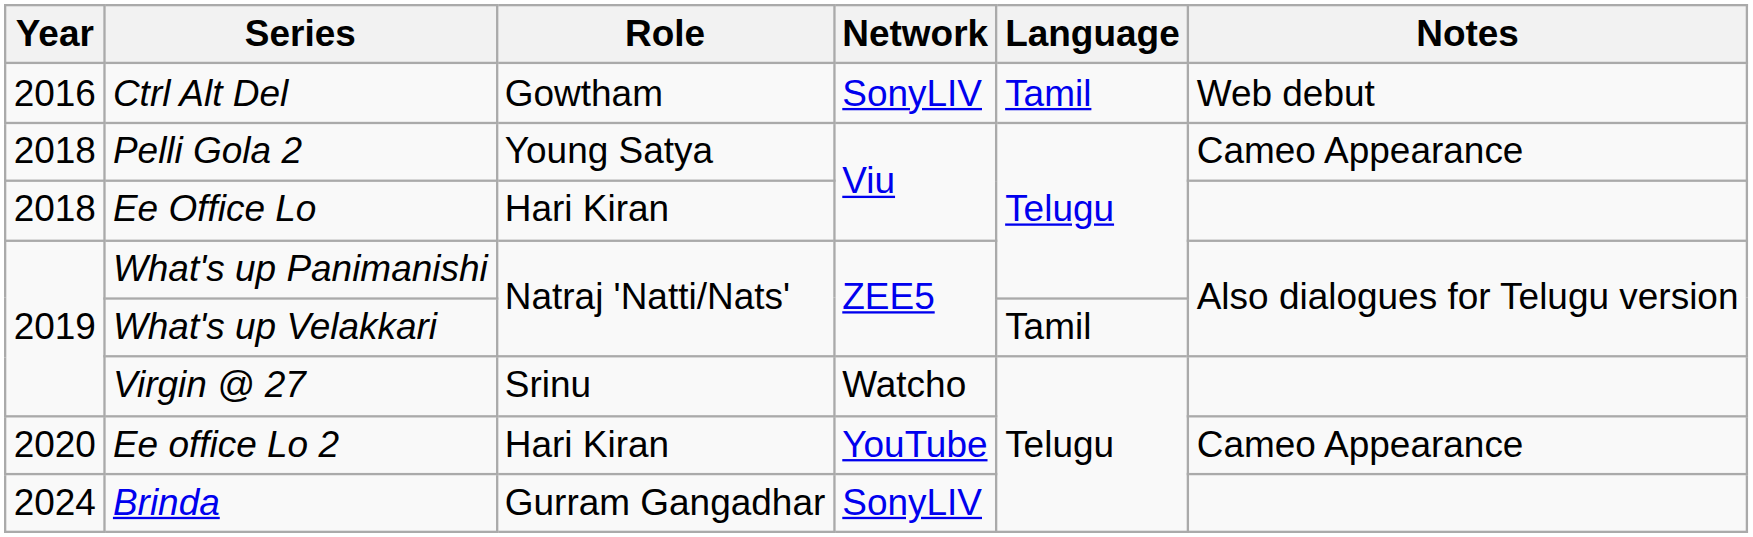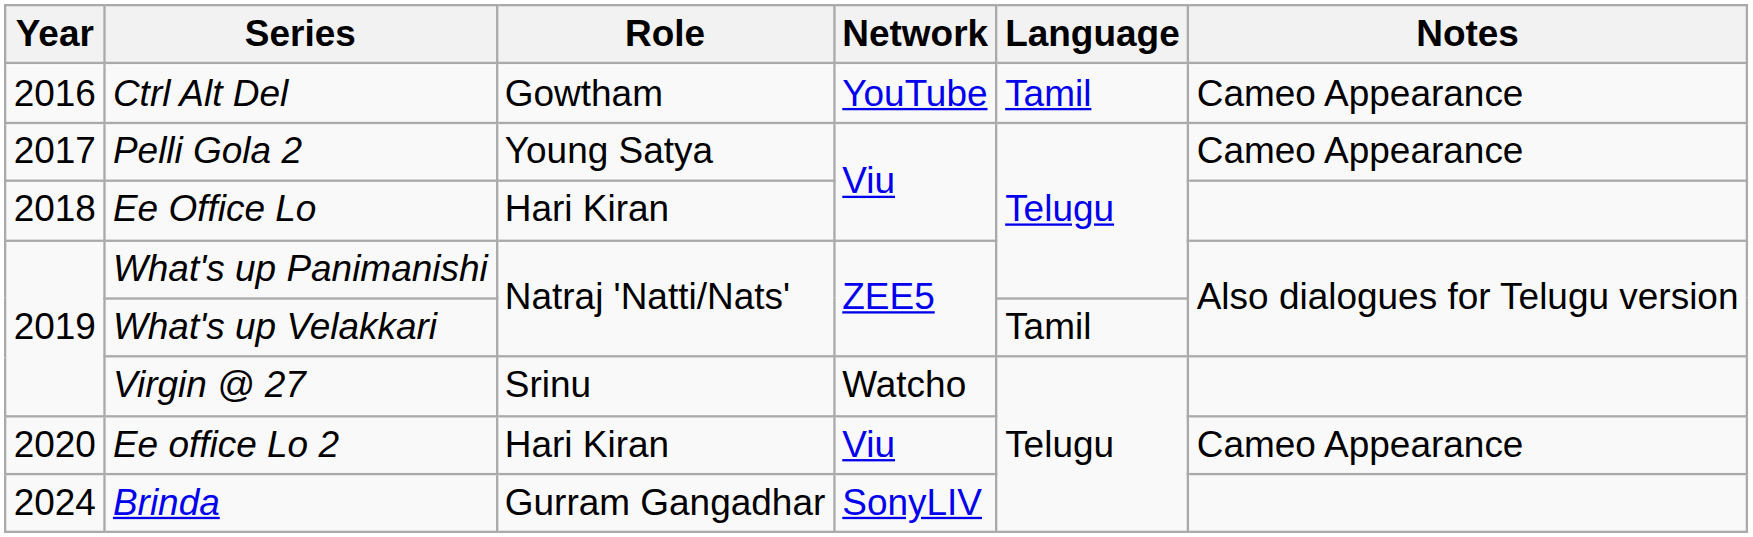(912, 92) SonyLIV -> (915, 92) YouTube
(1286, 92) Web debut -> (1360, 92) Cameo Appearance
(55, 151) 2018 -> (55, 151) 2017
(915, 444) YouTube -> (869, 444) Viu
